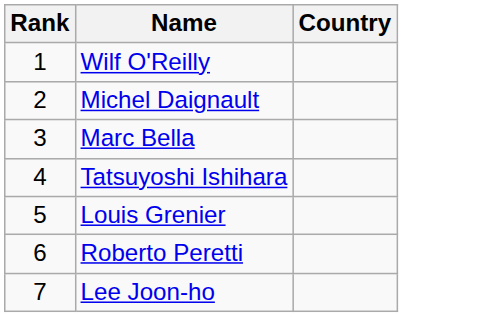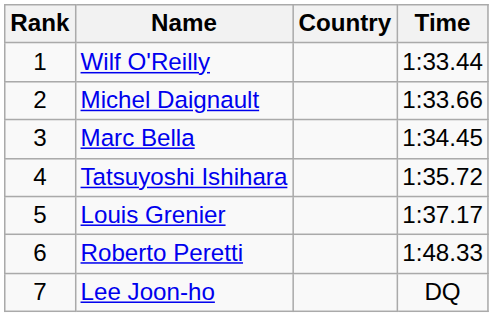+ column: (443, 23)
